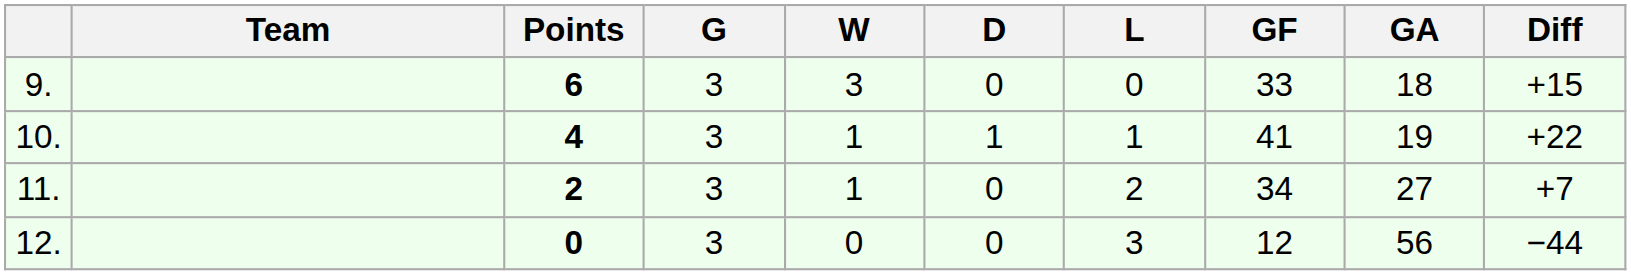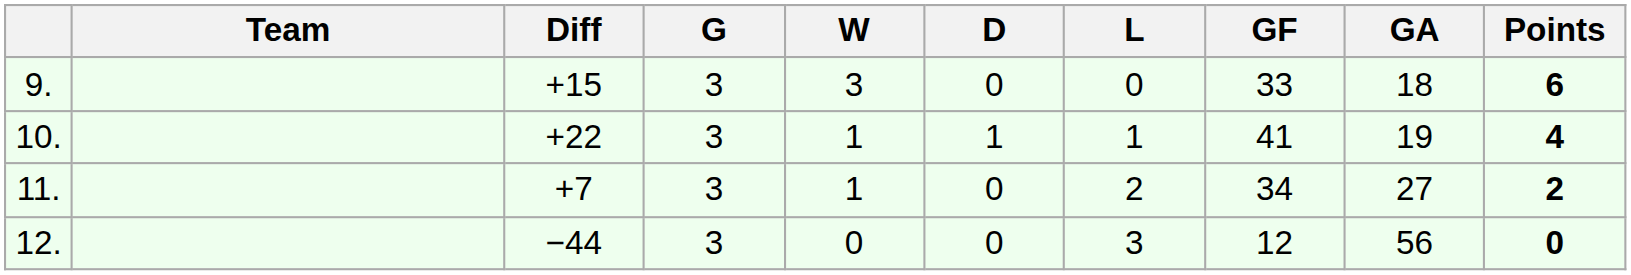columns swapped: (574, 30) <-> (1555, 30)
